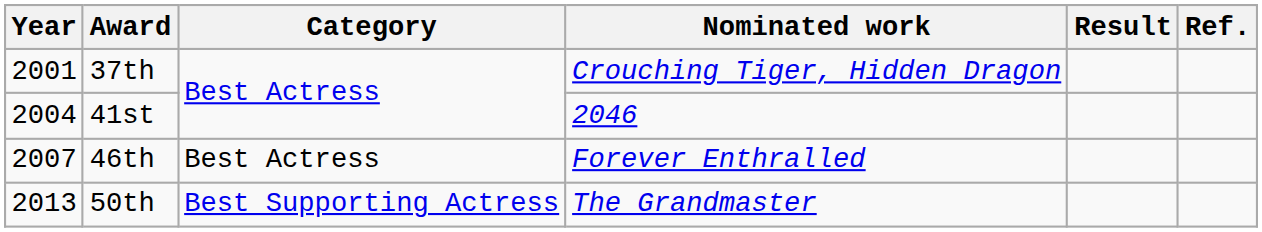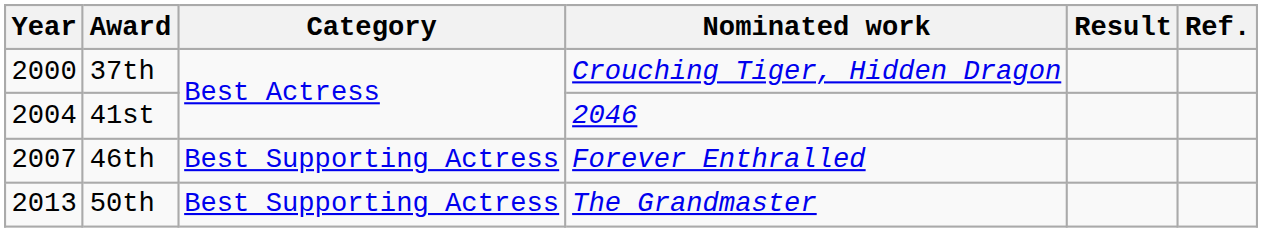(44, 71) 2001 -> (44, 71) 2000
(282, 160) Best Actress -> (372, 160) Best Supporting Actress
